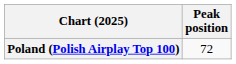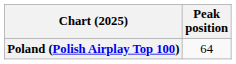(207, 48) 72 -> (207, 48) 64
